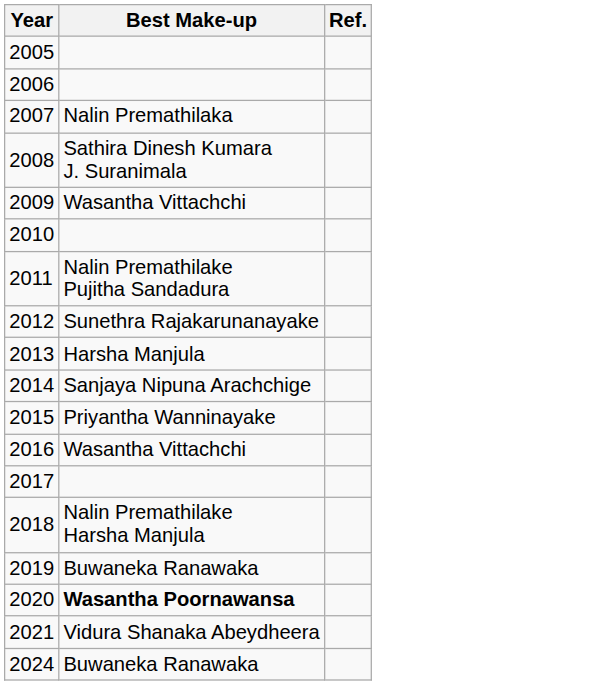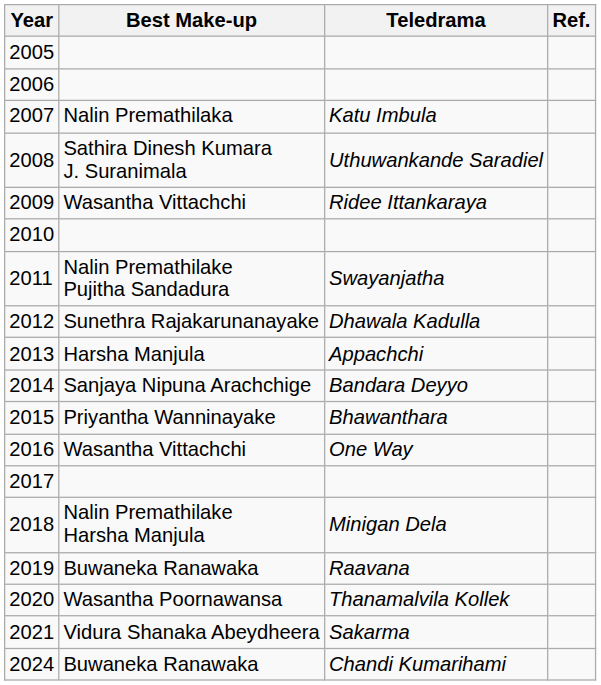+ column: (436, 20)
(179, 600) bold -> (173, 600) normal
